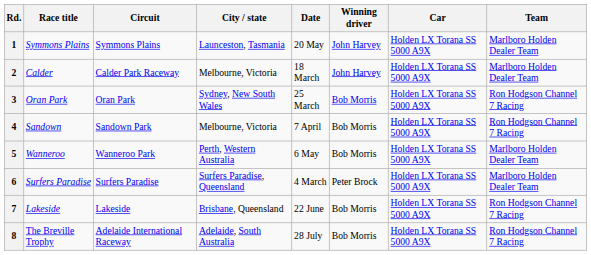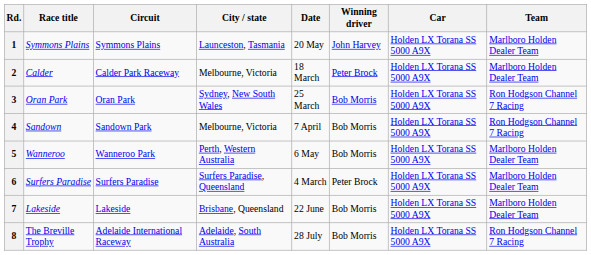(356, 73) John Harvey -> (355, 73) Peter Brock
(533, 209) Ron Hodgson Channel 7 Racing -> (523, 209) Marlboro Holden Dealer Team
